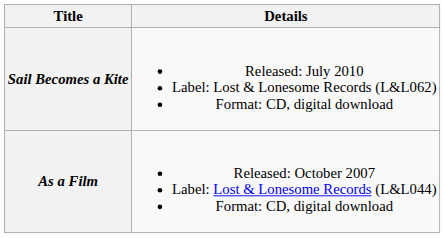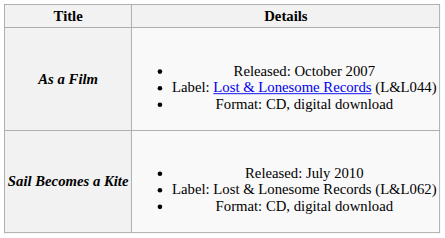rows swapped: (68, 181) <-> (68, 79)
